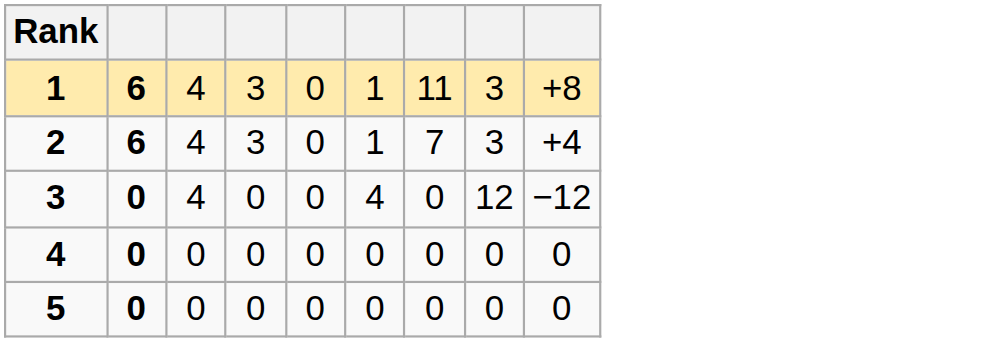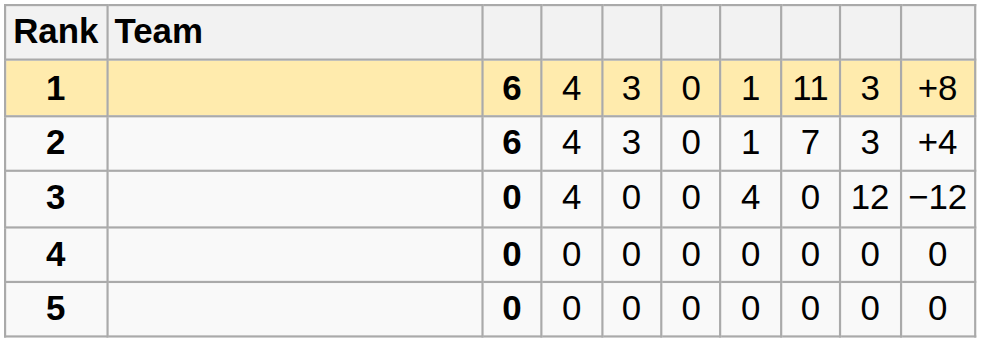+ column: (159, 32)
